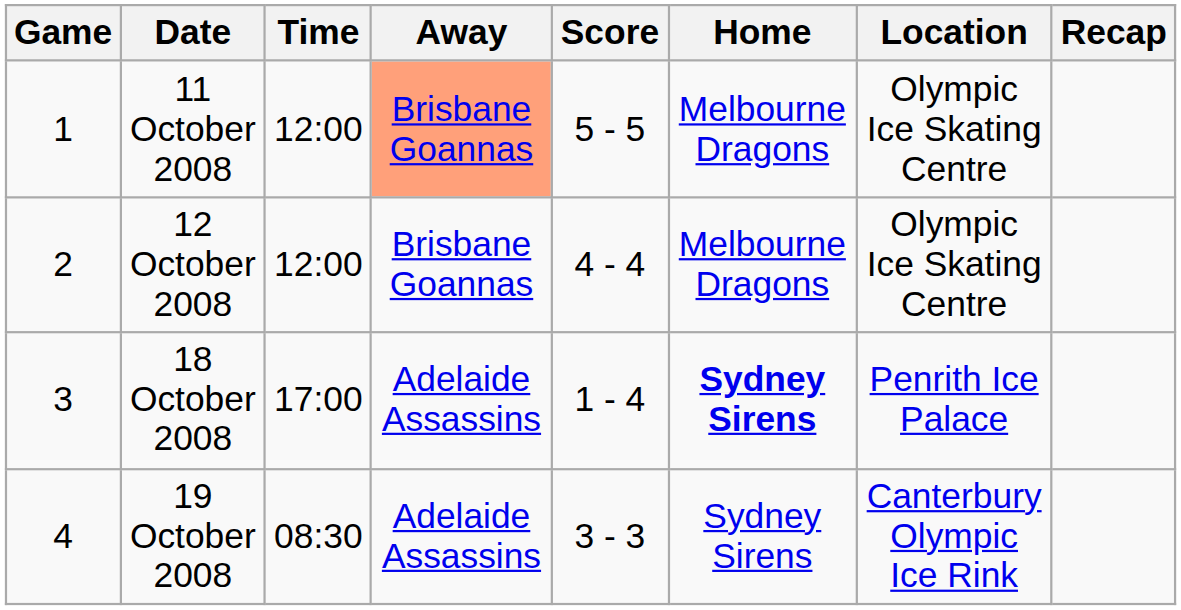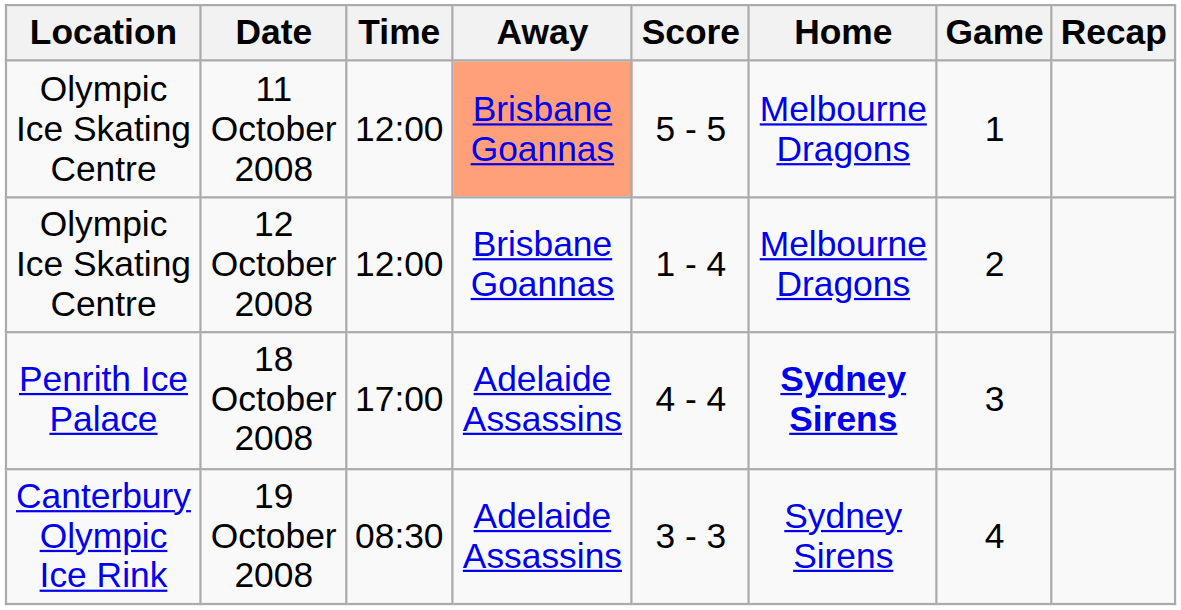columns swapped: (63, 32) <-> (954, 32)
(610, 264) 4 - 4 -> (691, 264) 1 - 4
(610, 399) 1 - 4 -> (691, 399) 4 - 4
